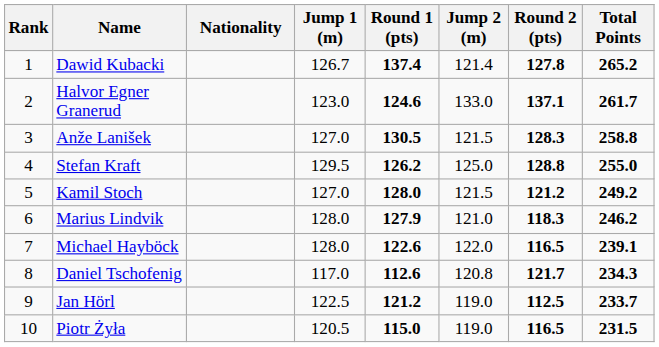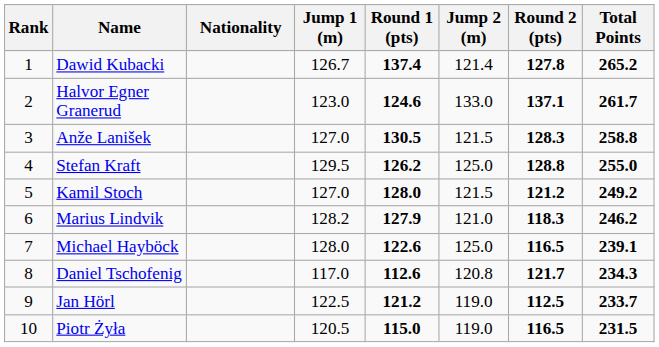(330, 219) 128.0 -> (330, 219) 128.2
(474, 246) 122.0 -> (474, 246) 125.0
